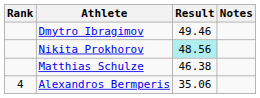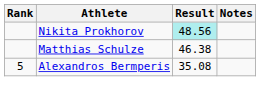- row: (91, 31)
(20, 85) 4 -> (20, 67) 5
(195, 85) 35.06 -> (195, 67) 35.08
